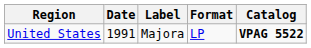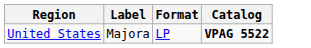- column: (121, 14)
